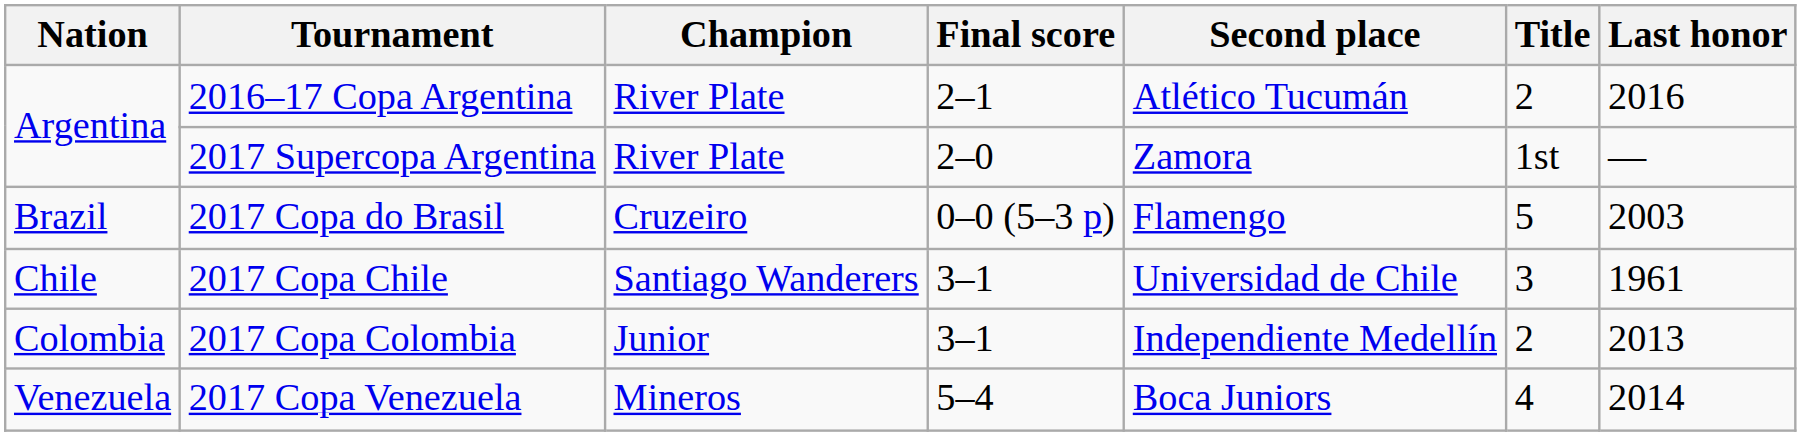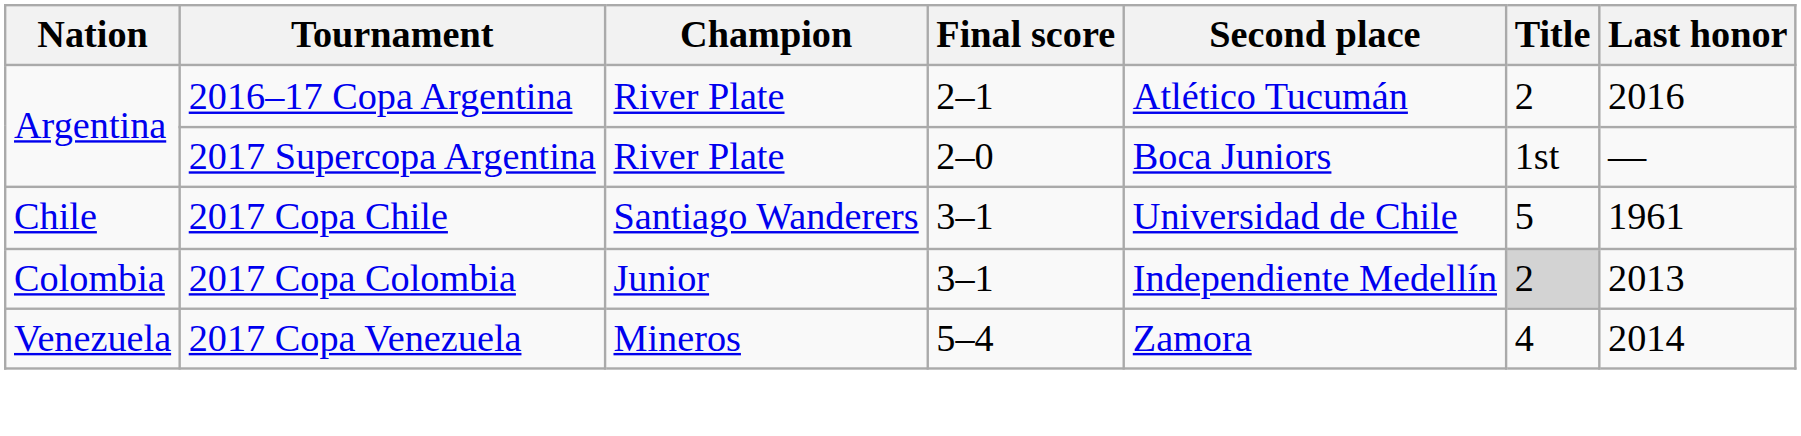(1192, 156) Zamora -> (1232, 156) Boca Juniors
- row: (346, 216)
(1524, 277) 3 -> (1524, 216) 5
(1524, 338) no background -> (1524, 277) lightgrey background
(1232, 398) Boca Juniors -> (1192, 338) Zamora
